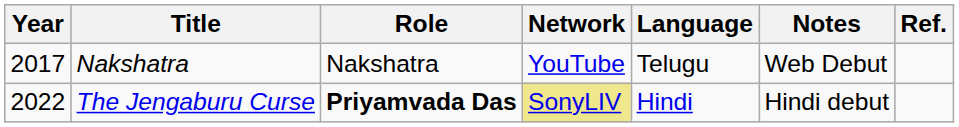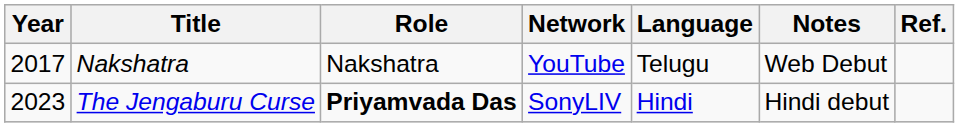(38, 102) 2022 -> (38, 102) 2023
(575, 102) khaki background -> (575, 102) no background
